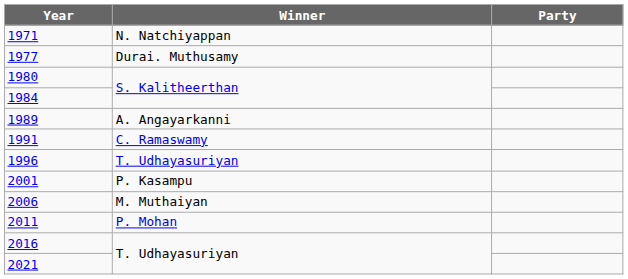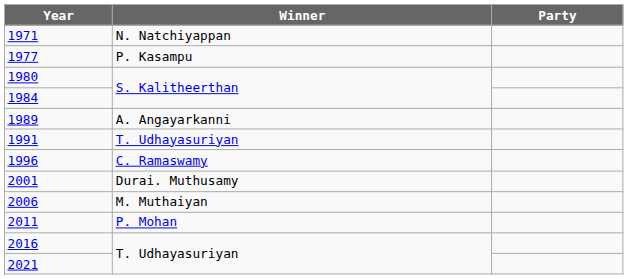(177, 56) Durai. Muthusamy -> (154, 56) P. Kasampu
(162, 139) C. Ramaswamy -> (177, 139) T. Udhayasuriyan
(177, 160) T. Udhayasuriyan -> (162, 160) C. Ramaswamy
(154, 181) P. Kasampu -> (177, 181) Durai. Muthusamy
